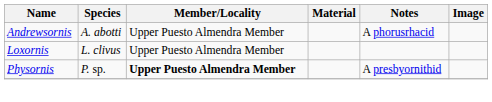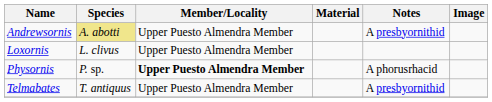(101, 32) no background -> (99, 32) khaki background
(398, 32) A phorusrhacid -> (405, 32) A presbyornithid
(402, 69) A presbyornithid -> (401, 69) A phorusrhacid
+ row: (33, 87)
